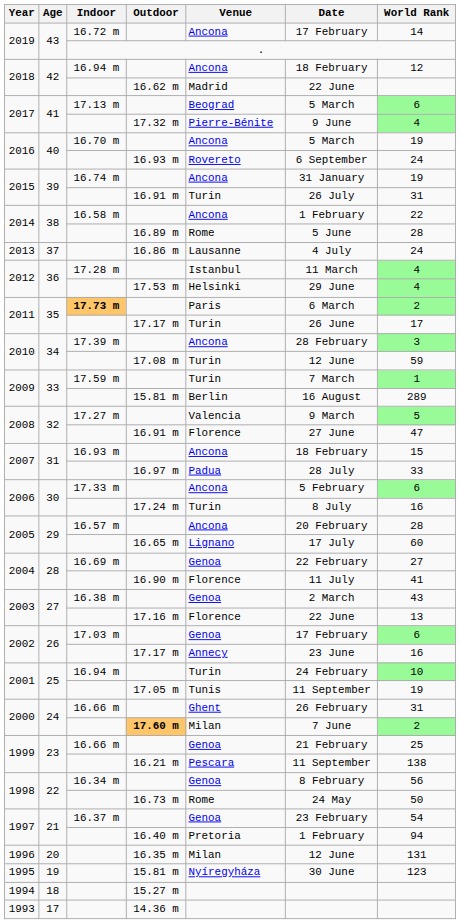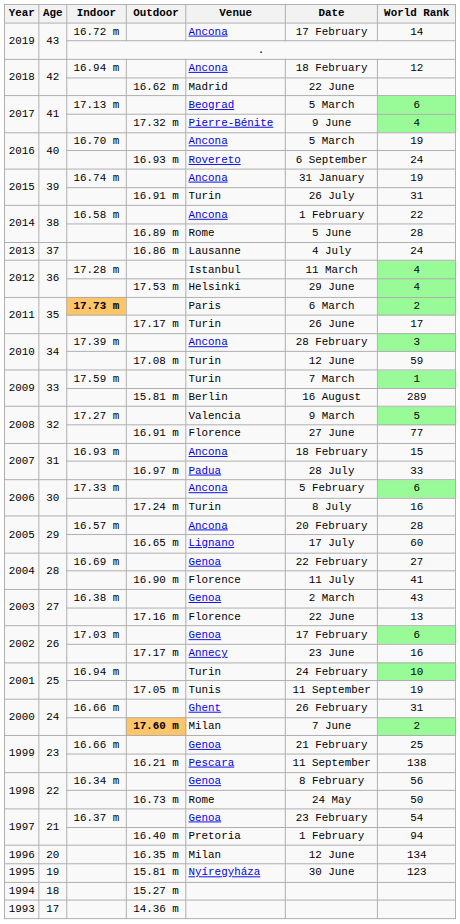(417, 434) 47 -> (417, 434) 77
(417, 854) 131 -> (417, 854) 134
